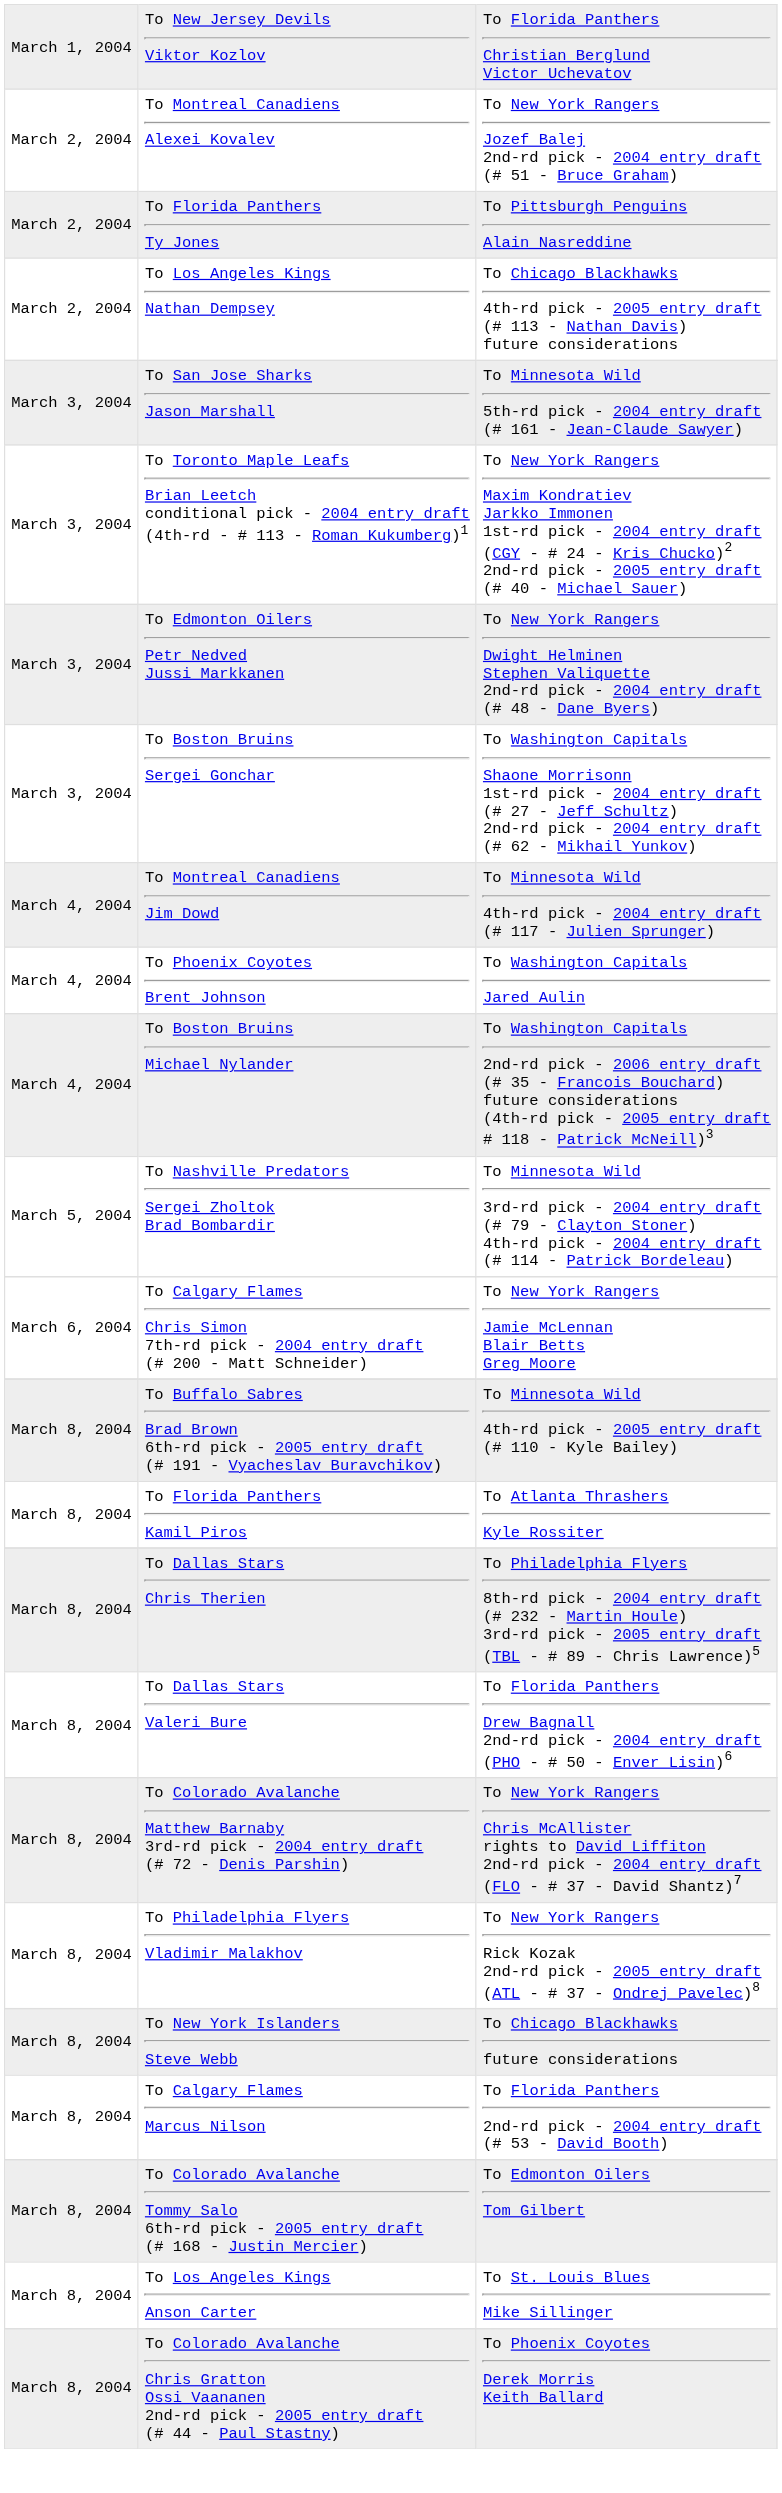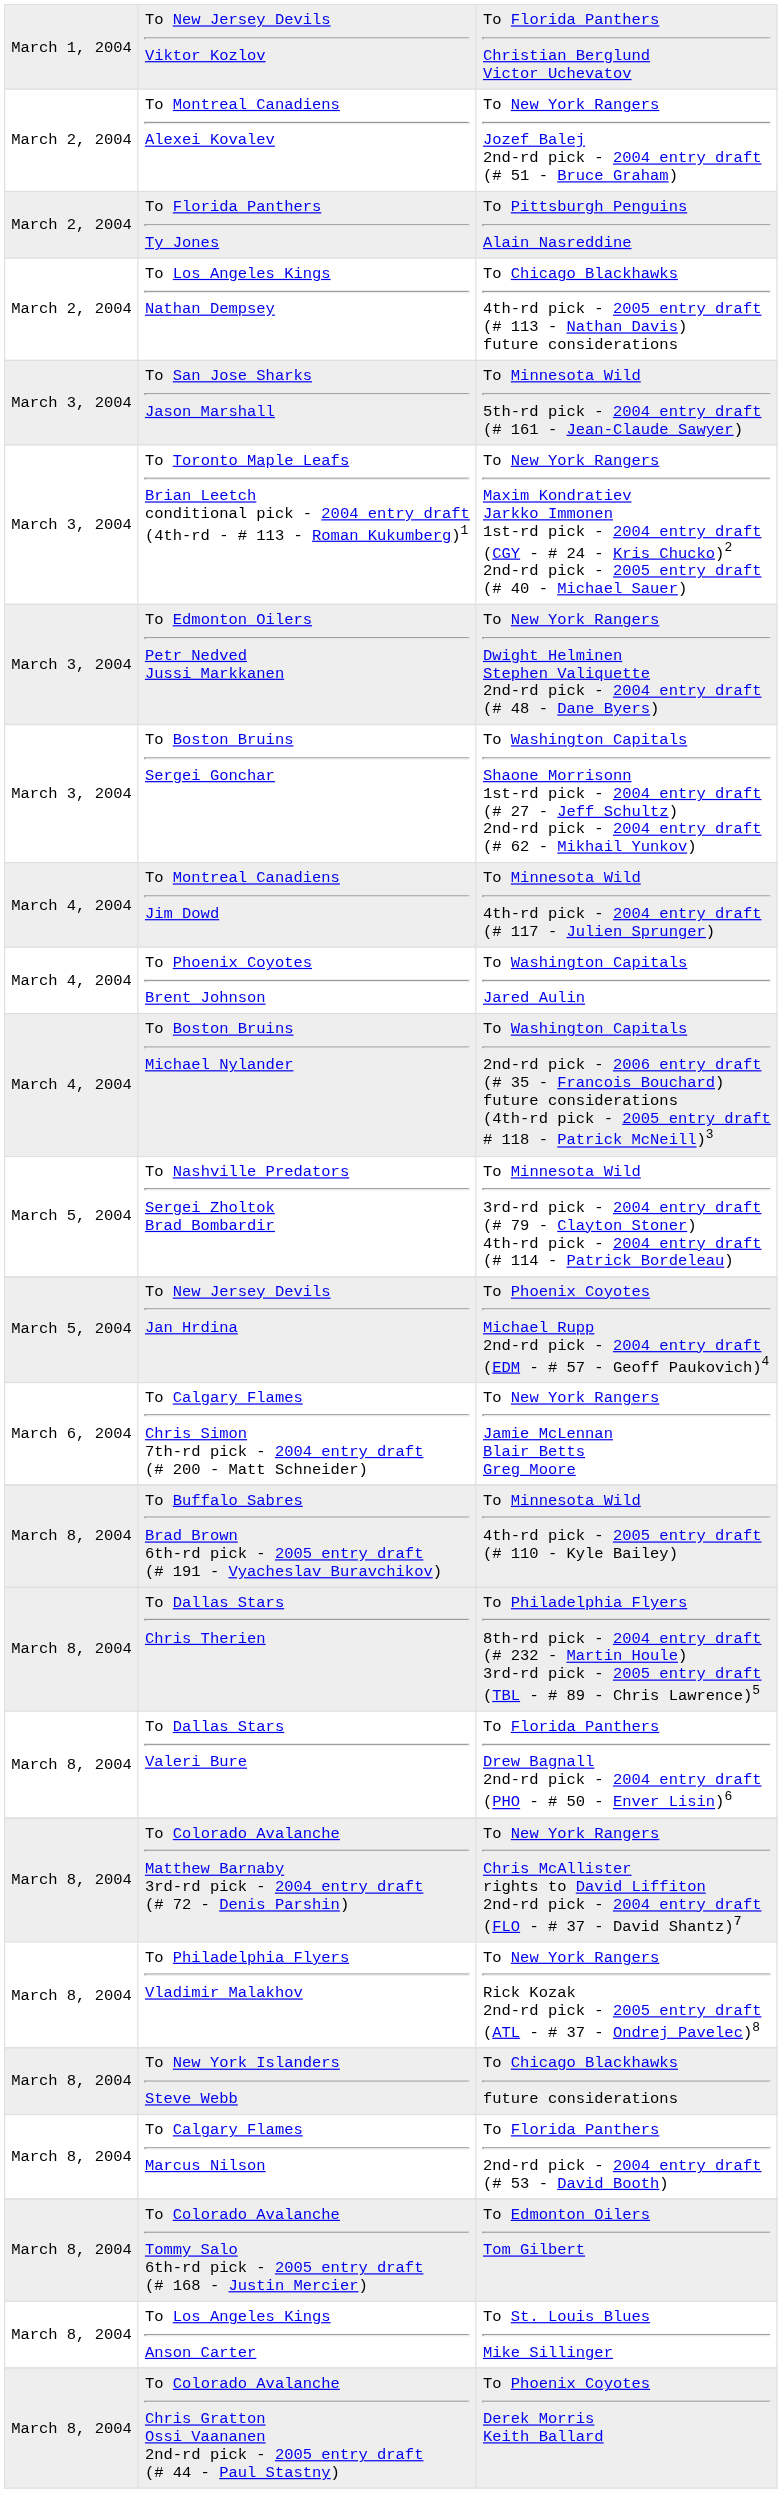+ row: (307, 1310)
- row: (307, 1514)
